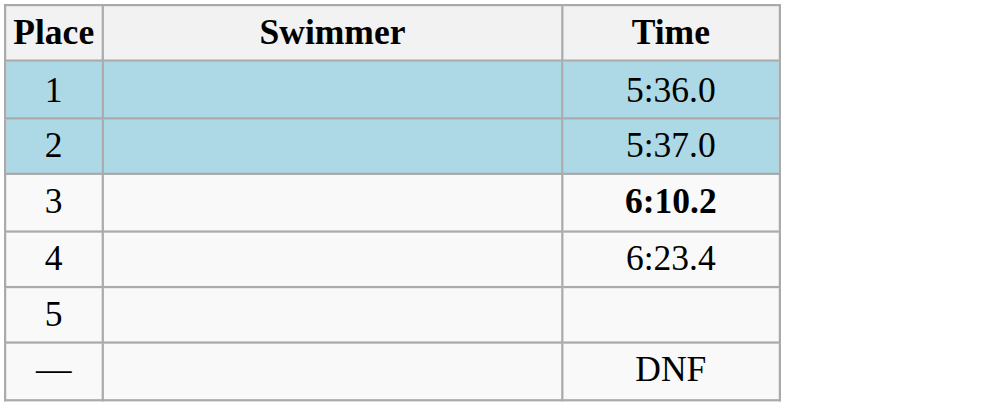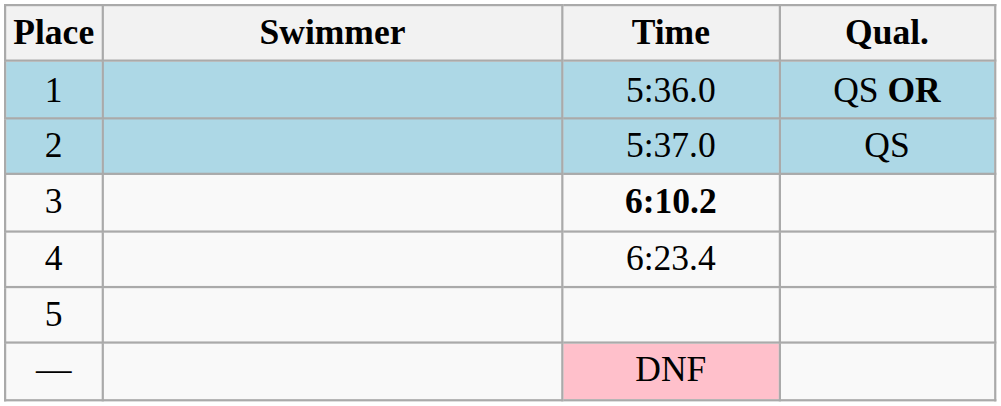+ column: (887, 32)
(671, 370) no background -> (671, 370) pink background
